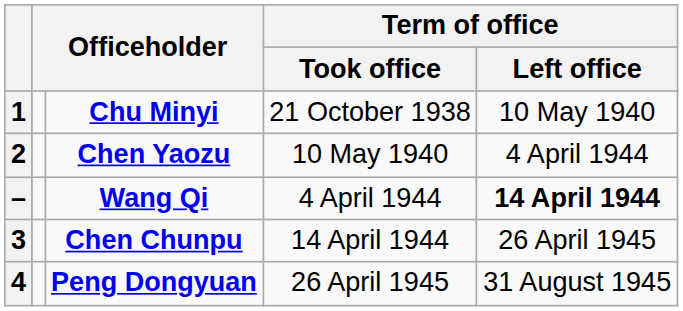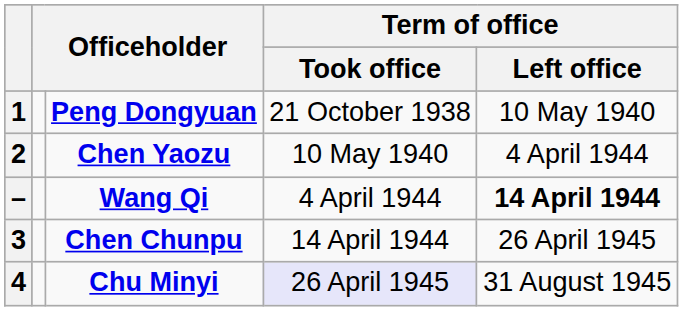(154, 111) Chu Minyi -> (154, 111) Peng Dongyuan
(154, 283) Peng Dongyuan -> (154, 283) Chu Minyi
(370, 283) no background -> (370, 283) lavender background
